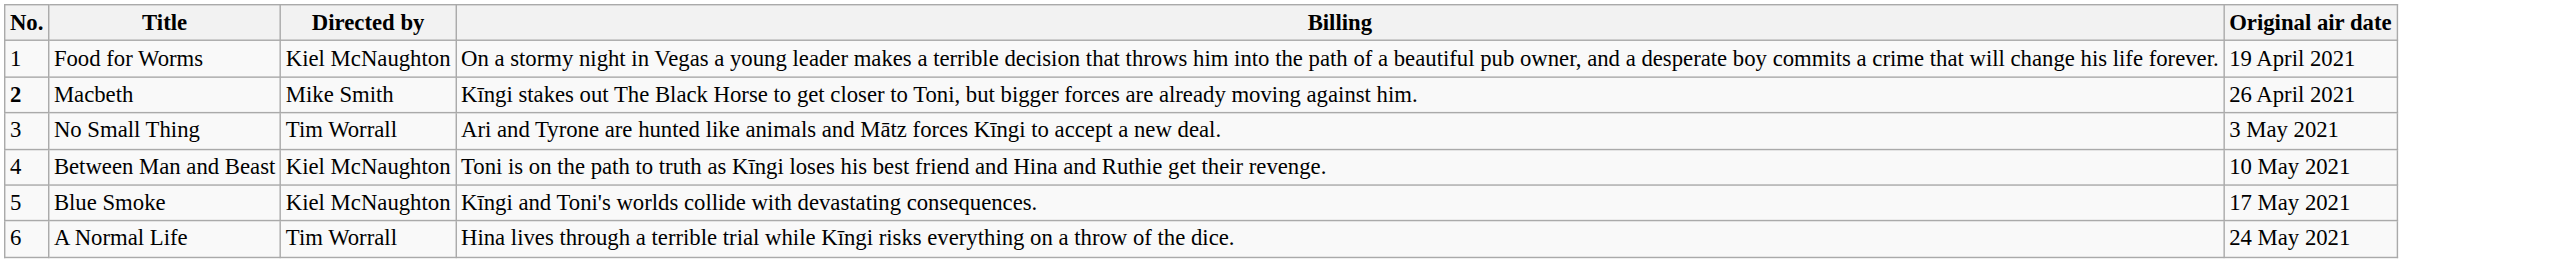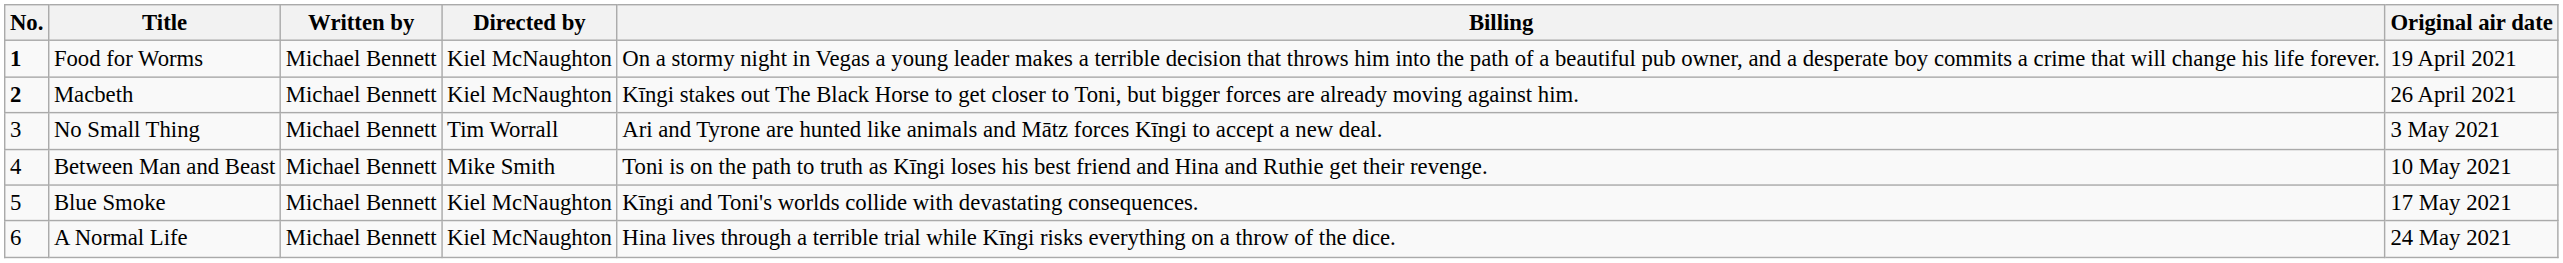+ column: (361, 22)
(16, 58) normal -> (16, 58) bold
(340, 94) Mike Smith -> (529, 94) Kiel McNaughton
(368, 166) Kiel McNaughton -> (501, 166) Mike Smith
(341, 238) Tim Worrall -> (529, 238) Kiel McNaughton
